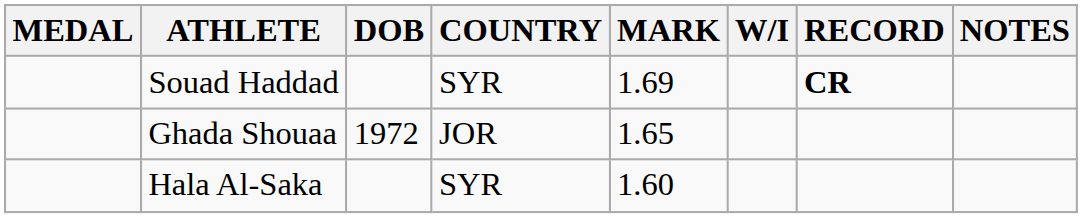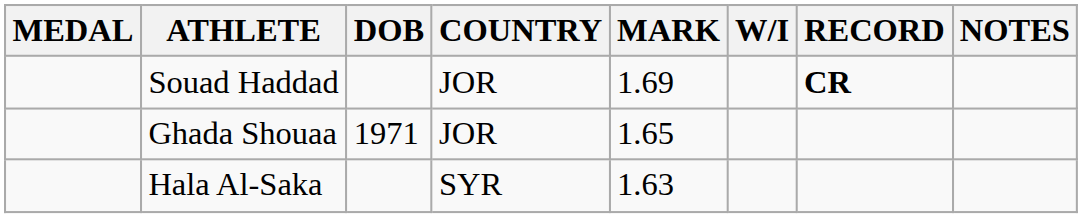(471, 81) SYR -> (468, 81) JOR
(386, 133) 1972 -> (386, 133) 1971
(646, 184) 1.60 -> (646, 184) 1.63
